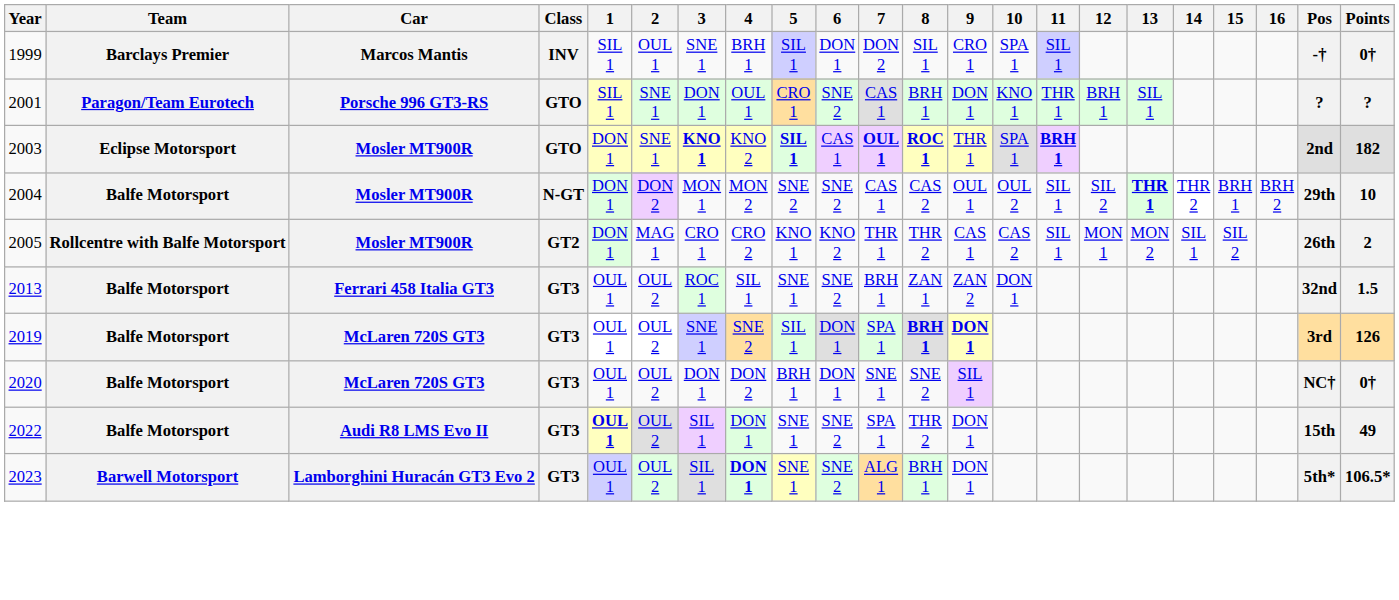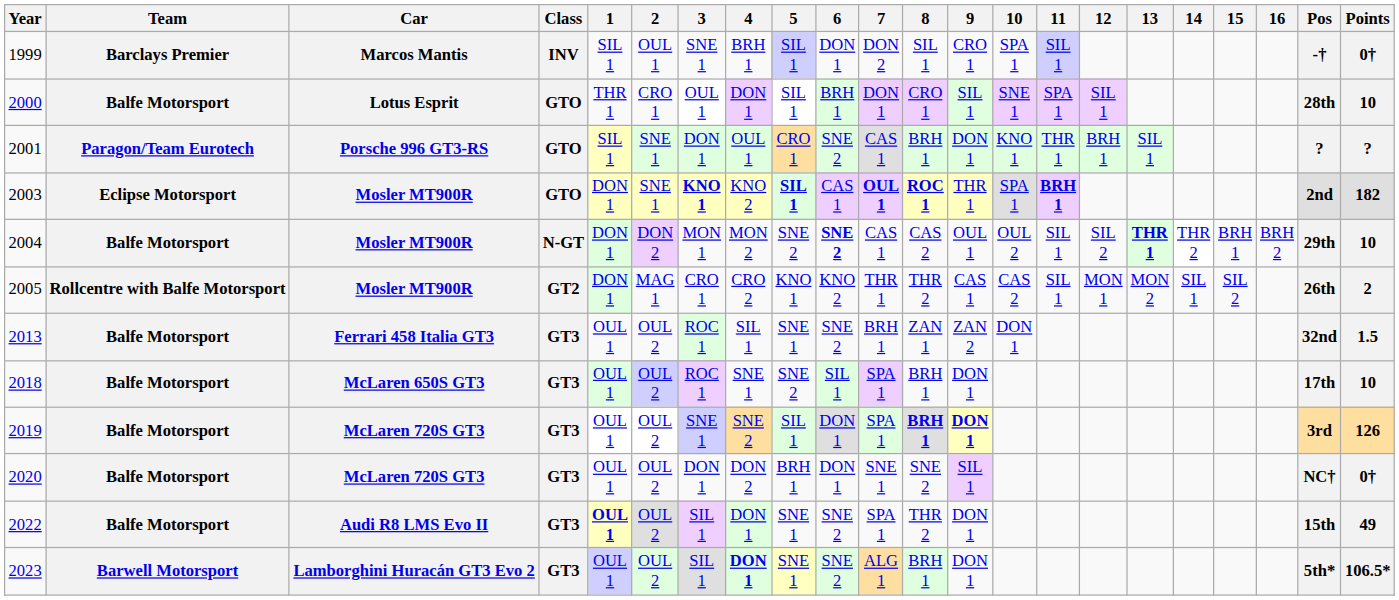+ row: (25, 101)
(837, 195) normal -> (837, 242) bold
+ row: (25, 383)
